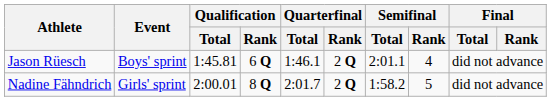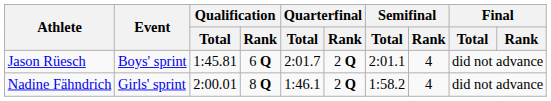(302, 61) 1:46.1 -> (302, 61) 2:01.7
(302, 84) 2:01.7 -> (302, 84) 1:46.1
(429, 84) 5 -> (429, 84) 4
